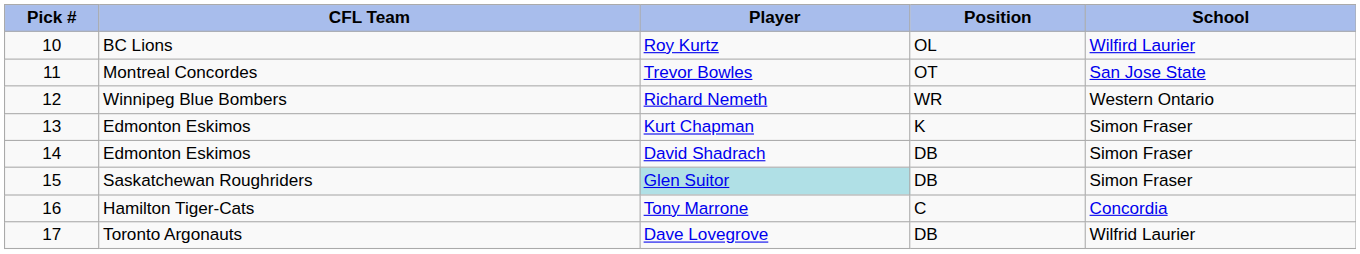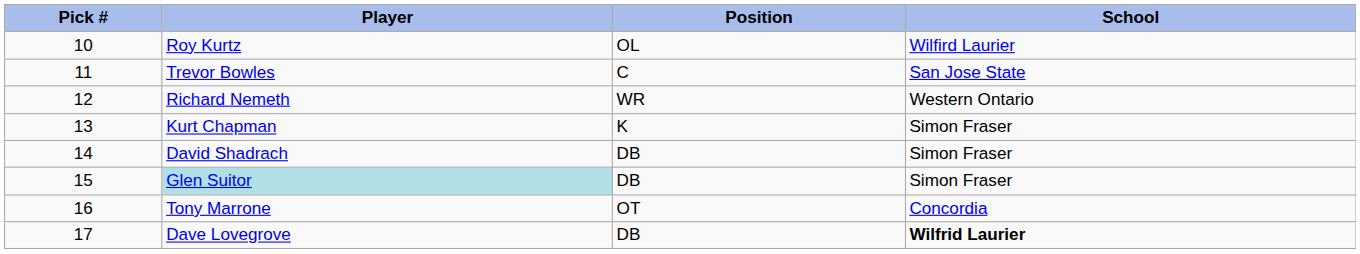- column: (369, 18)
(926, 72) OT -> (623, 72) C
(920, 208) C -> (628, 208) OT
(1142, 235) normal -> (967, 235) bold
